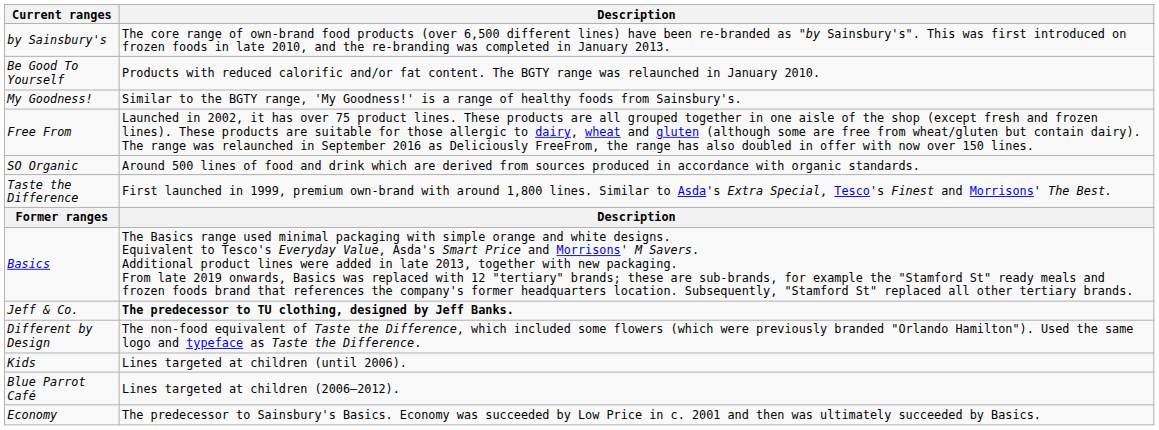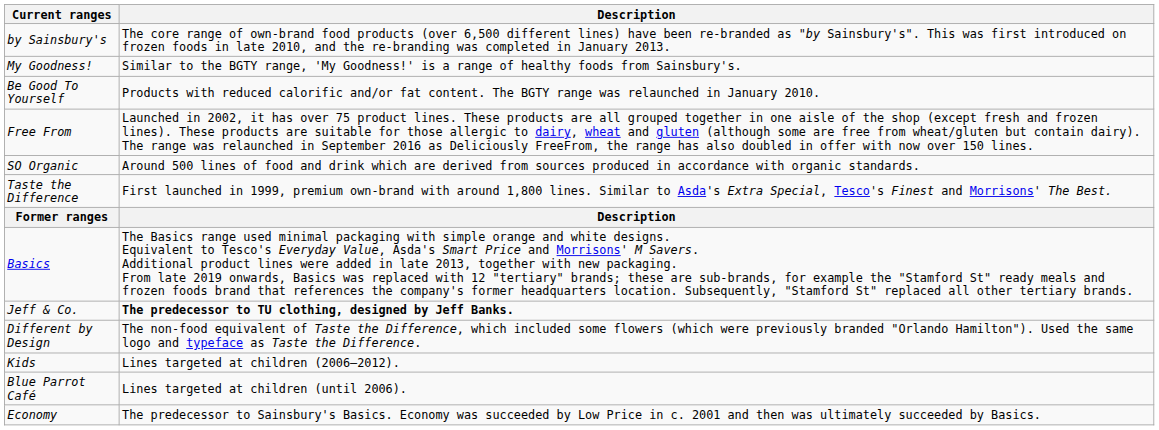rows swapped: (43, 73) <-> (50, 99)
(265, 363) Lines targeted at children (until 2006). -> (261, 363) Lines targeted at children (2006–2012).
(261, 389) Lines targeted at children (2006–2012). -> (265, 389) Lines targeted at children (until 2006).
